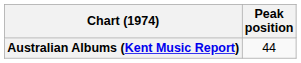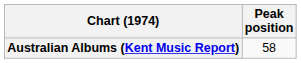(269, 48) 44 -> (269, 48) 58
